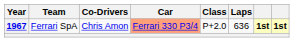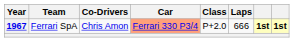(241, 26) 636 -> (241, 26) 666
